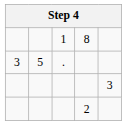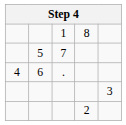+ row: (63, 52)
(17, 62) 3 -> (17, 72) 4
(40, 62) 5 -> (40, 72) 6
